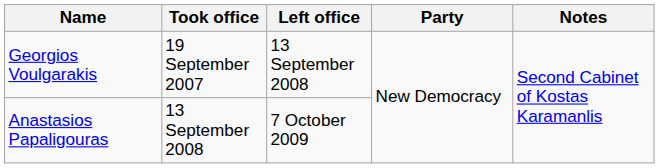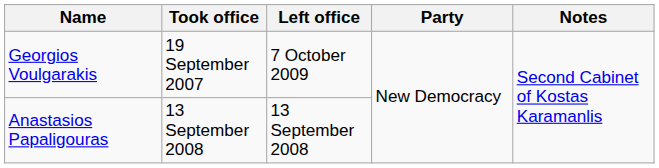(312, 64) 13 September 2008 -> (308, 64) 7 October 2009
(308, 130) 7 October 2009 -> (312, 130) 13 September 2008
